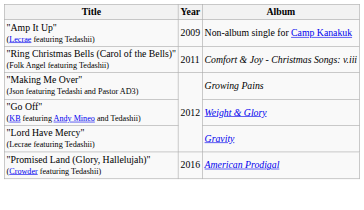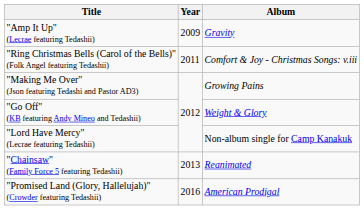(278, 33) Non-album single for Camp Kanakuk -> (220, 33) Gravity
(220, 139) Gravity -> (278, 139) Non-album single for Camp Kanakuk
+ row: (64, 165)
